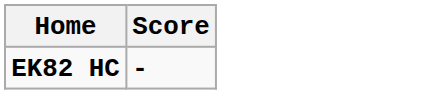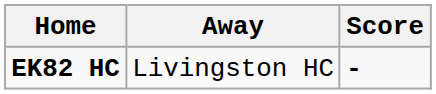+ column: (233, 26)
